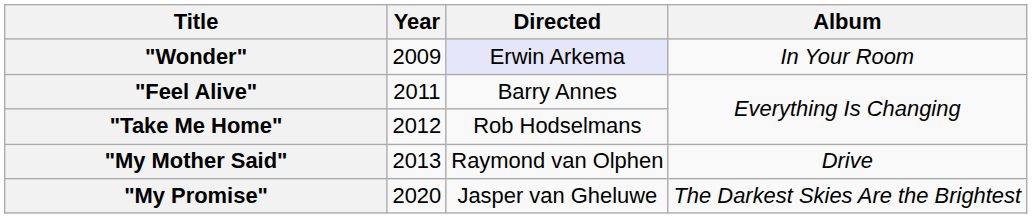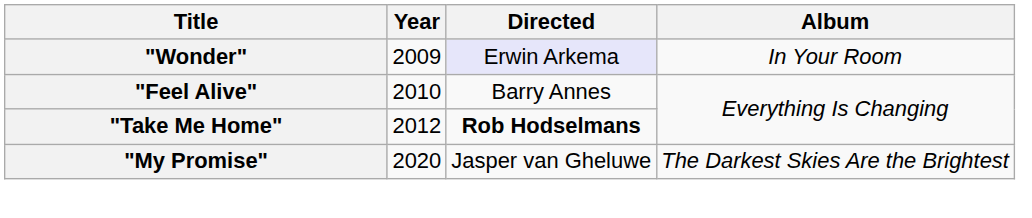(417, 91) 2011 -> (417, 91) 2010
(557, 126) normal -> (551, 126) bold
- row: (196, 160)
